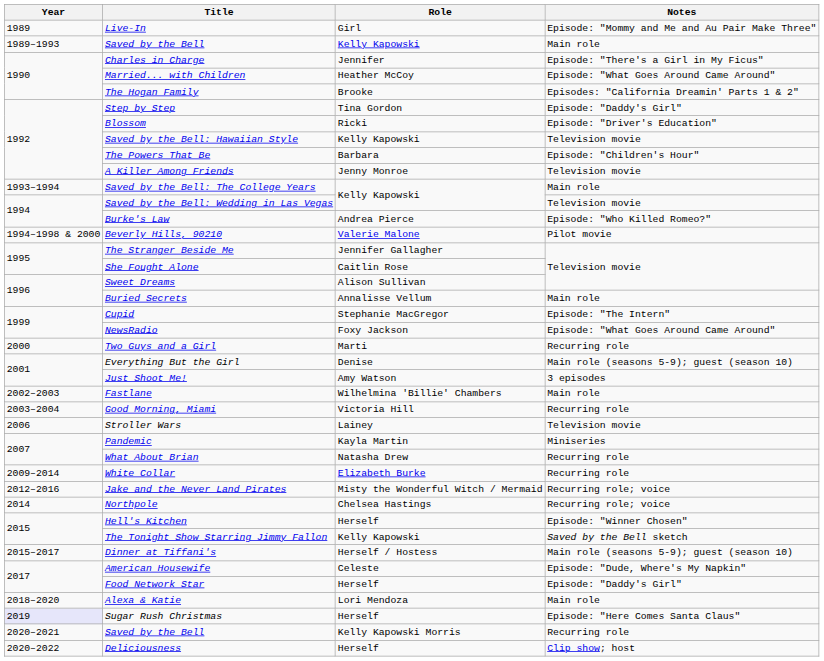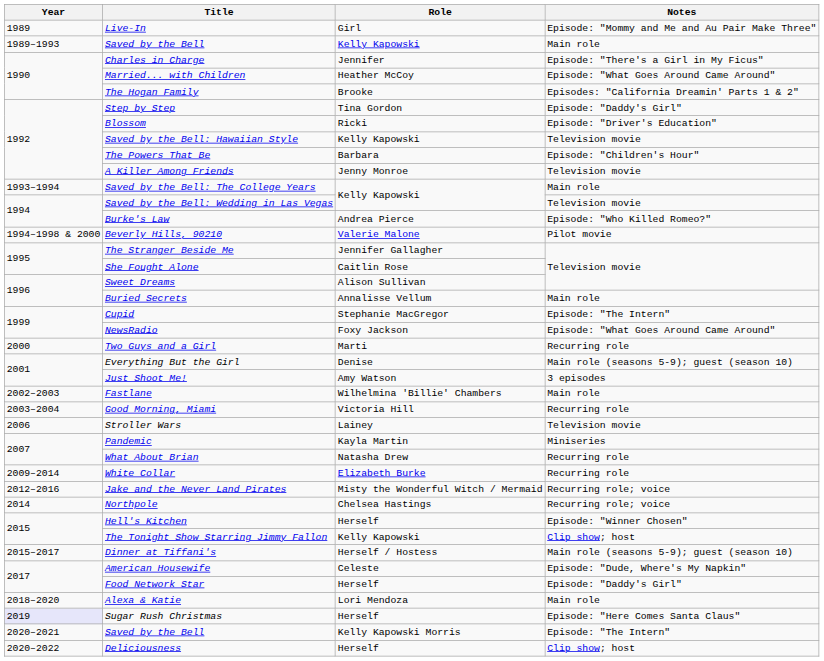(617, 537) Saved by the Bell sketch -> (591, 537) Clip show; host
(588, 632) Recurring role -> (609, 632) Episode: "The Intern"
